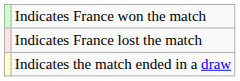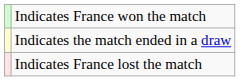rows swapped: (123, 64) <-> (108, 40)
